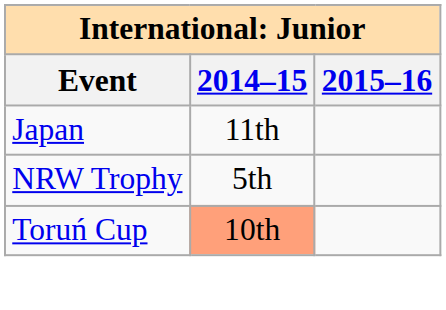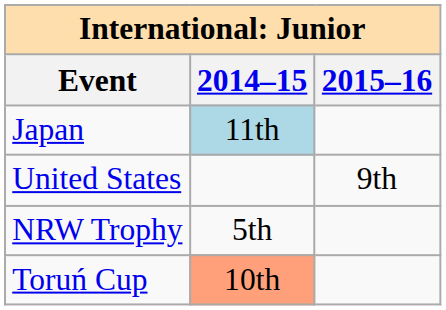(252, 129) no background -> (252, 129) lightblue background
+ row: (97, 179)
